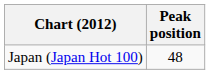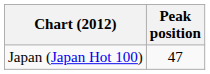(175, 57) 48 -> (175, 57) 47
